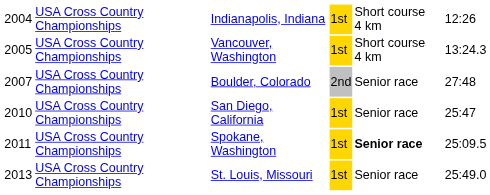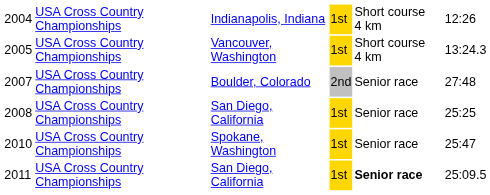+ row: (18, 113)
(242, 113) San Diego, California -> (243, 144) Spokane, Washington
(243, 144) Spokane, Washington -> (242, 175) San Diego, California
- row: (18, 175)
